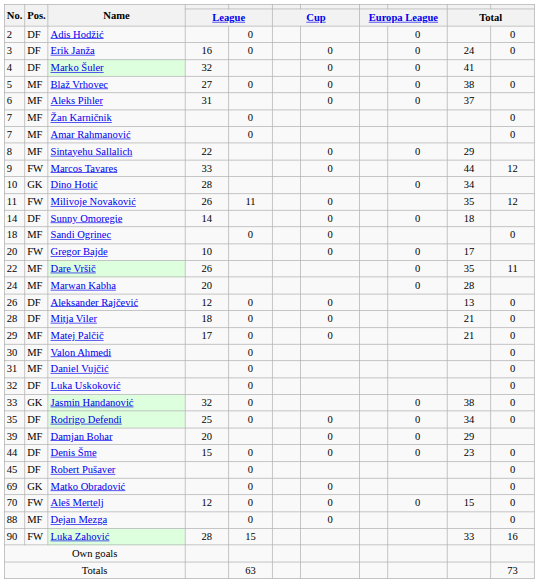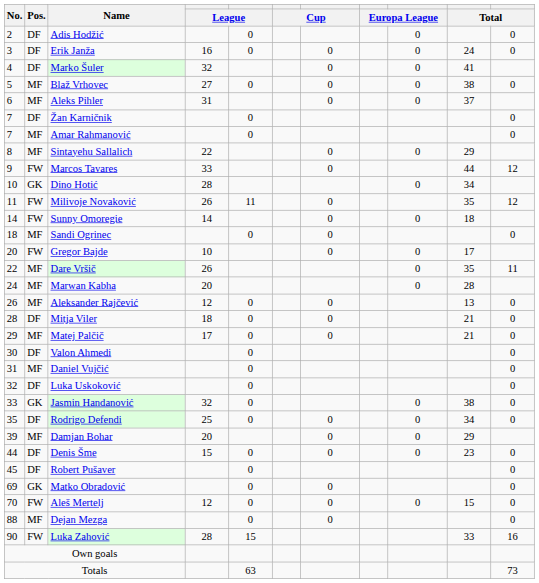(35, 118) MF -> (34, 118) DF
(34, 218) DF -> (35, 218) FW
(34, 302) DF -> (35, 302) MF
(35, 352) MF -> (34, 352) DF
